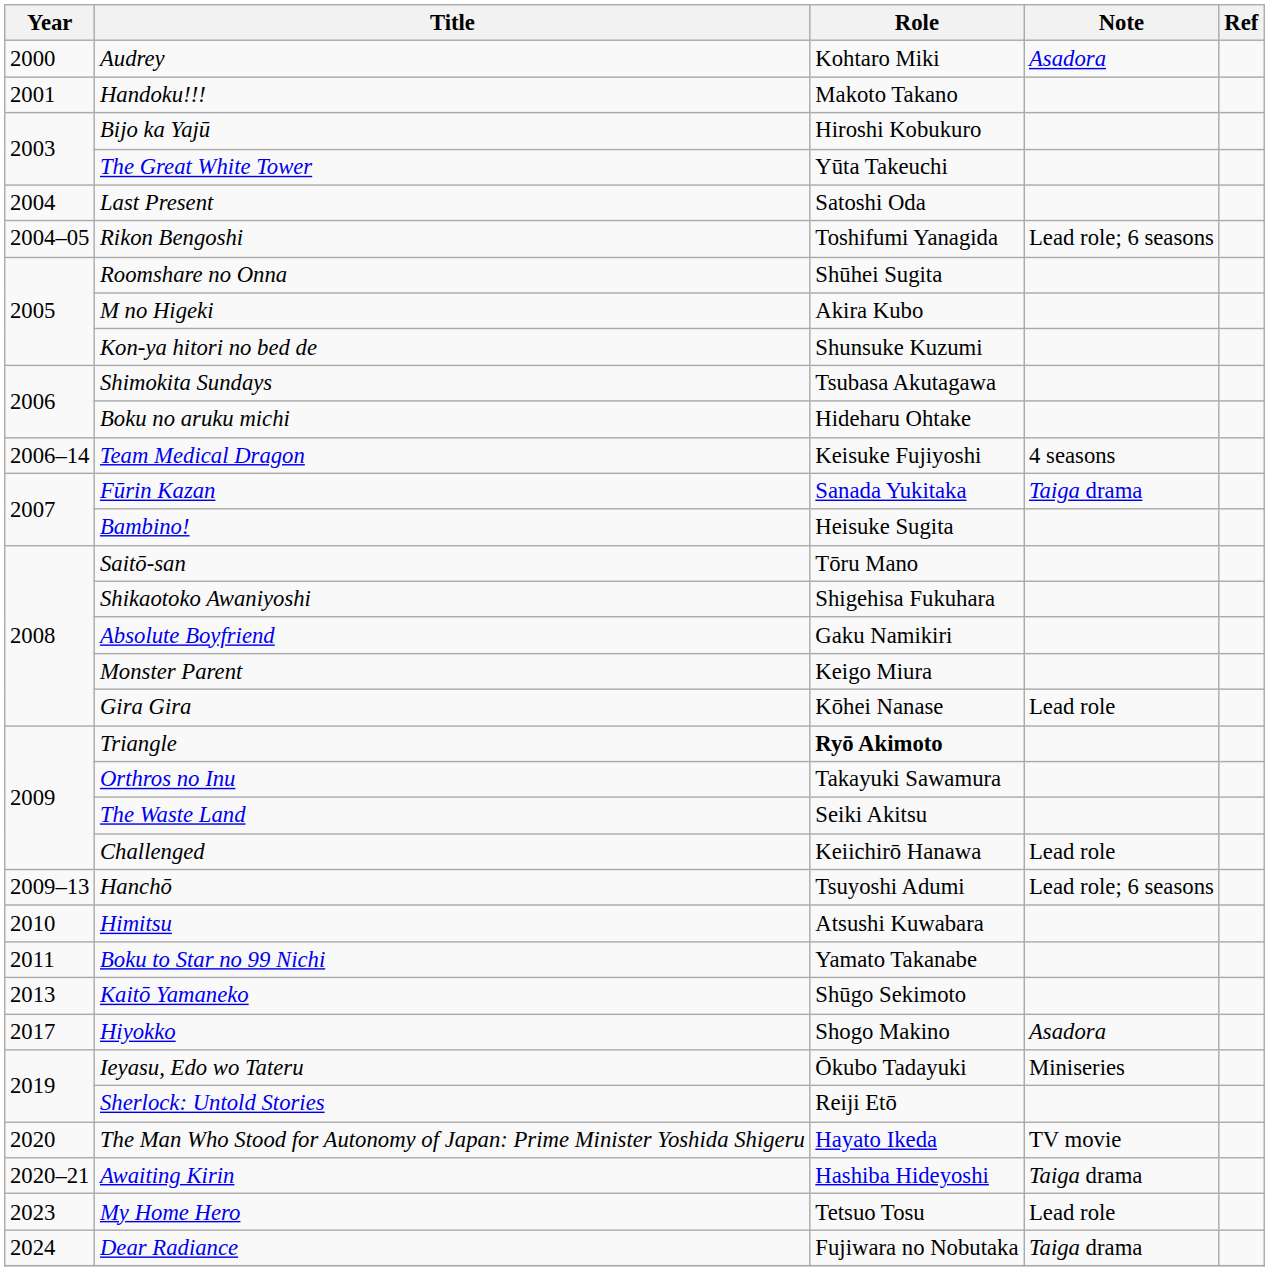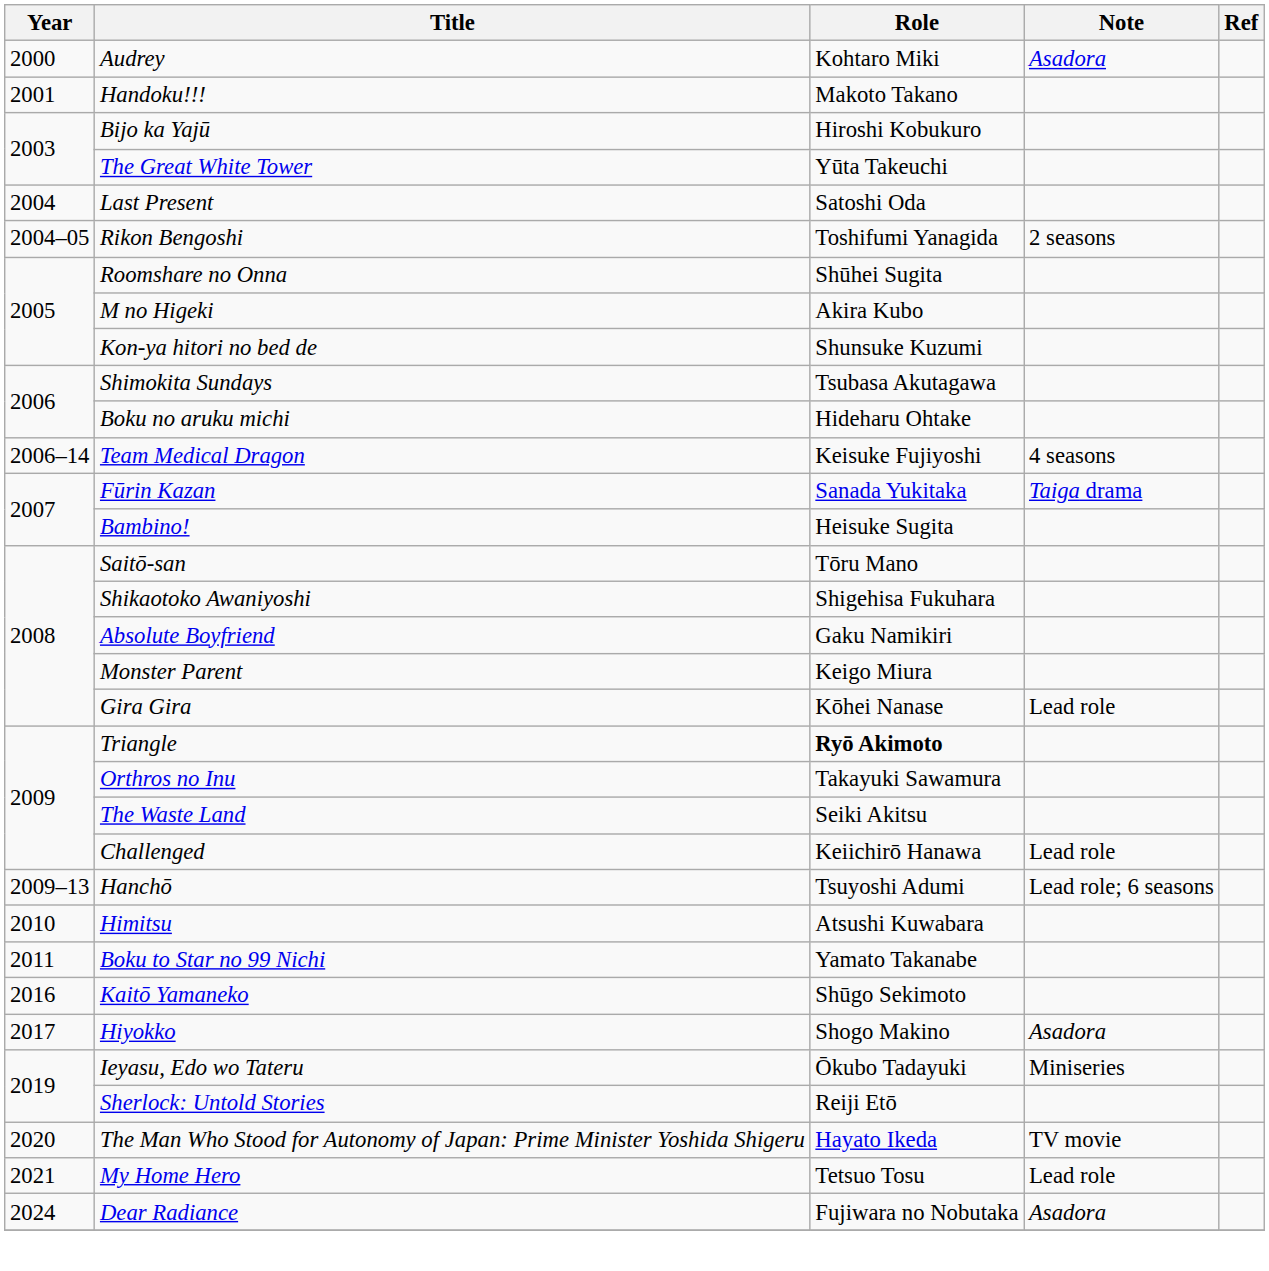(1121, 238) Lead role; 6 seasons -> (1072, 238) 2 seasons
(33, 995) 2013 -> (33, 995) 2016
- row: (167, 1175)
(33, 1211) 2023 -> (33, 1175) 2021
(1086, 1247) Taiga drama -> (1068, 1211) Asadora
